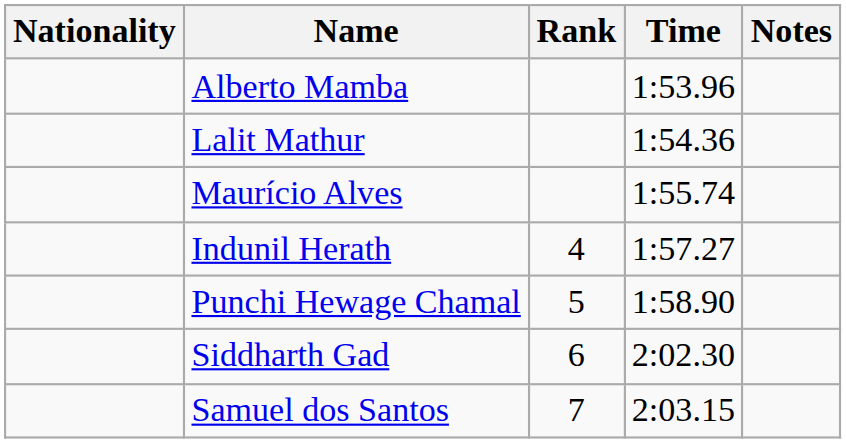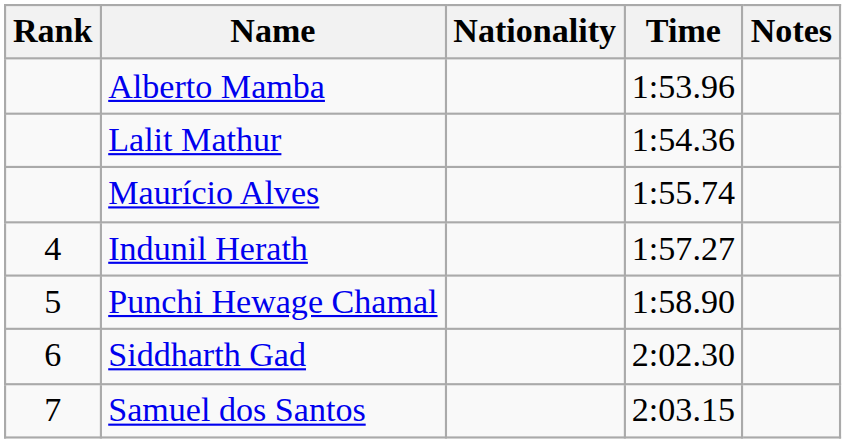columns swapped: (576, 31) <-> (94, 31)
